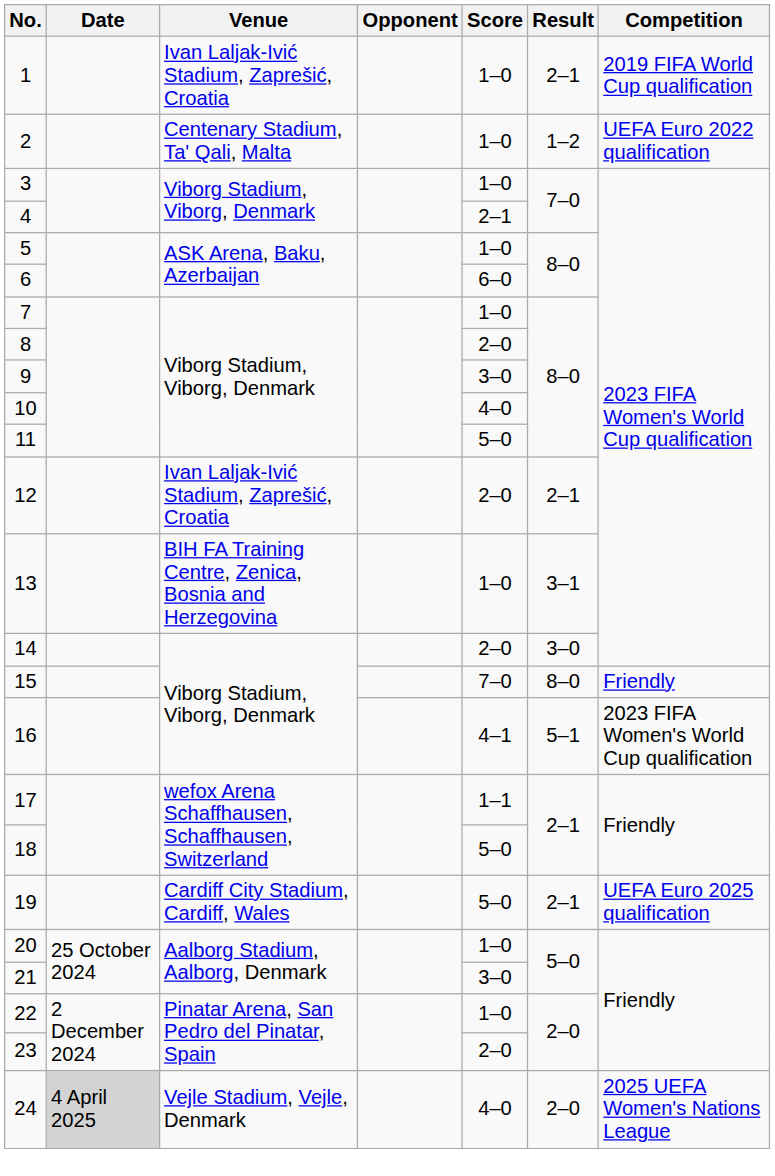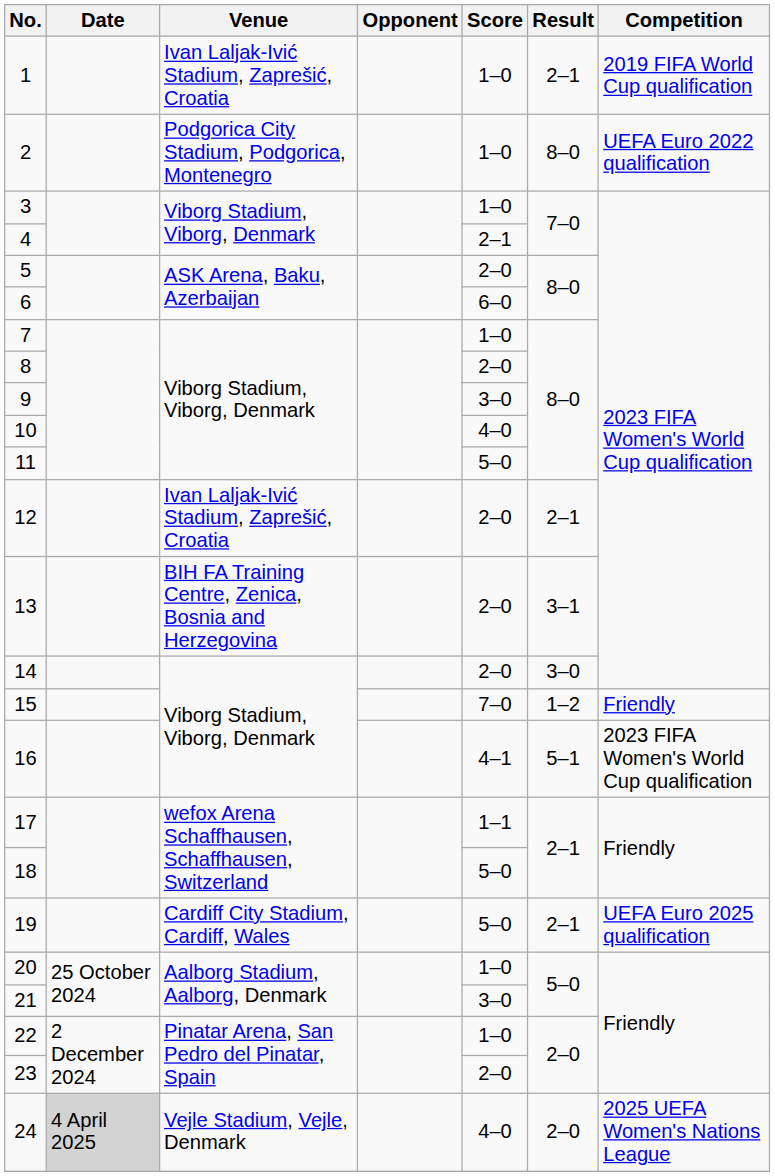(253, 141) Centenary Stadium, Ta' Qali, Malta -> (255, 152) Podgorica City Stadium, Podgorica, Montenegro
(563, 141) 1–2 -> (563, 152) 8–0
(495, 248) 1–0 -> (495, 271) 2–0
(495, 583) 1–0 -> (495, 606) 2–0
(563, 681) 8–0 -> (563, 704) 1–2
